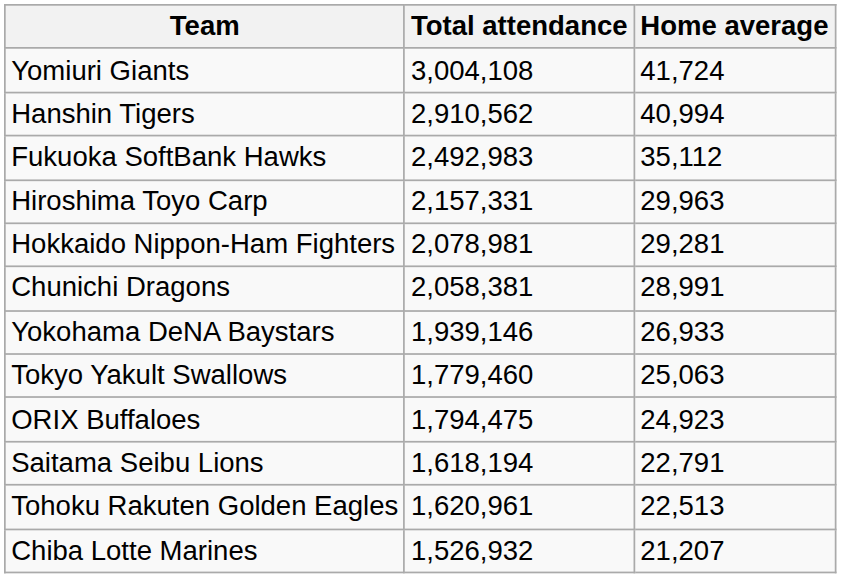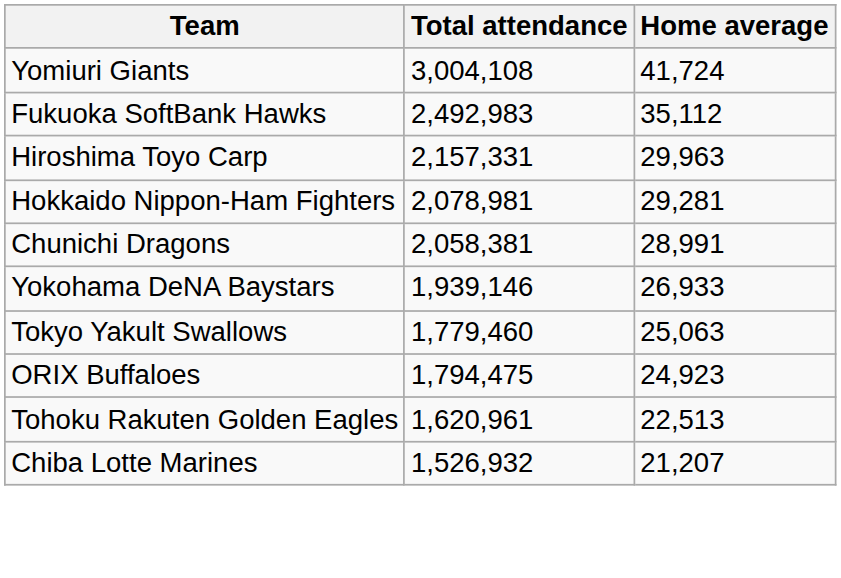- row: (103, 113)
- row: (137, 462)
